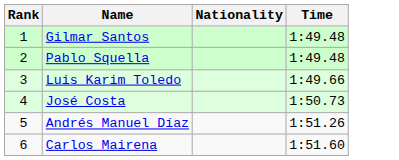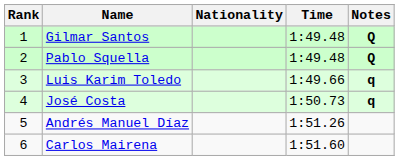+ column: (371, 15)
